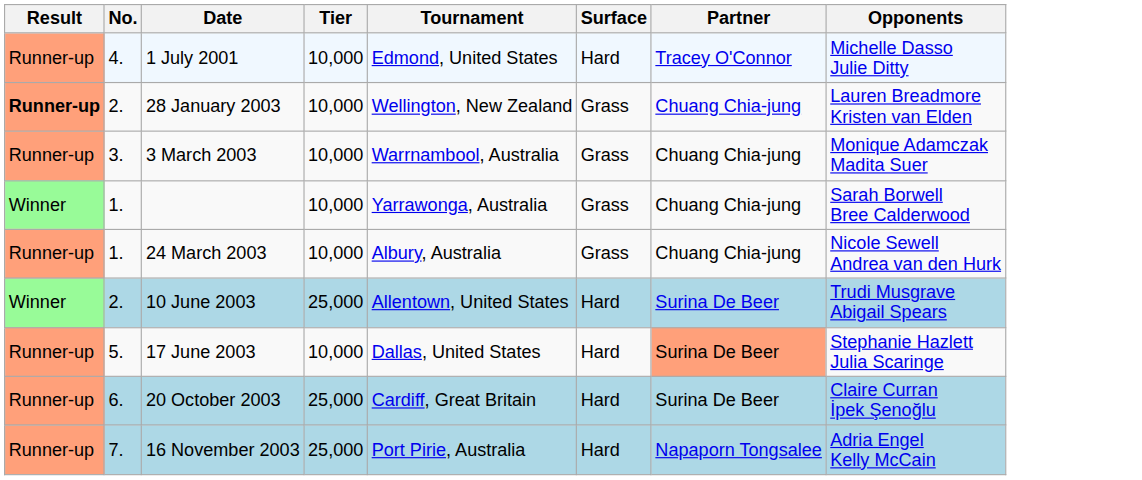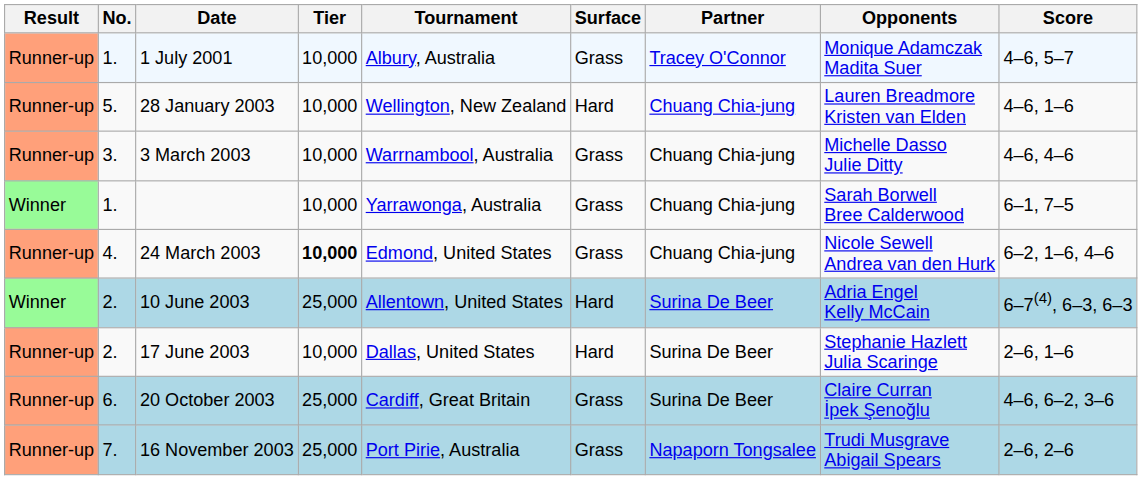+ column: (1068, 18)
(116, 57) 4. -> (110, 57) 1.
(465, 57) Edmond, United States -> (430, 57) Albury, Australia
(600, 57) Hard -> (599, 57) Grass
(892, 57) Michelle Dasso Julie Ditty -> (903, 57) Monique Adamczak Madita Suer
(54, 106) bold -> (51, 106) normal
(116, 106) 2. -> (110, 106) 5.
(605, 106) Grass -> (594, 106) Hard
(909, 155) Monique Adamczak Madita Suer -> (886, 155) Michelle Dasso Julie Ditty
(116, 253) 1. -> (110, 253) 4.
(336, 253) normal -> (330, 253) bold
(436, 253) Albury, Australia -> (459, 253) Edmond, United States
(893, 302) Trudi Musgrave Abigail Spears -> (877, 302) Adria Engel Kelly McCain
(116, 351) 5. -> (110, 351) 2.
(717, 351) lightsalmon background -> (711, 351) no background
(600, 400) Hard -> (599, 400) Grass
(600, 449) Hard -> (599, 449) Grass
(883, 449) Adria Engel Kelly McCain -> (887, 449) Trudi Musgrave Abigail Spears
